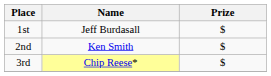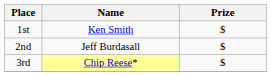(111, 29) Jeff Burdasall -> (111, 29) Ken Smith
(111, 46) Ken Smith -> (111, 46) Jeff Burdasall
